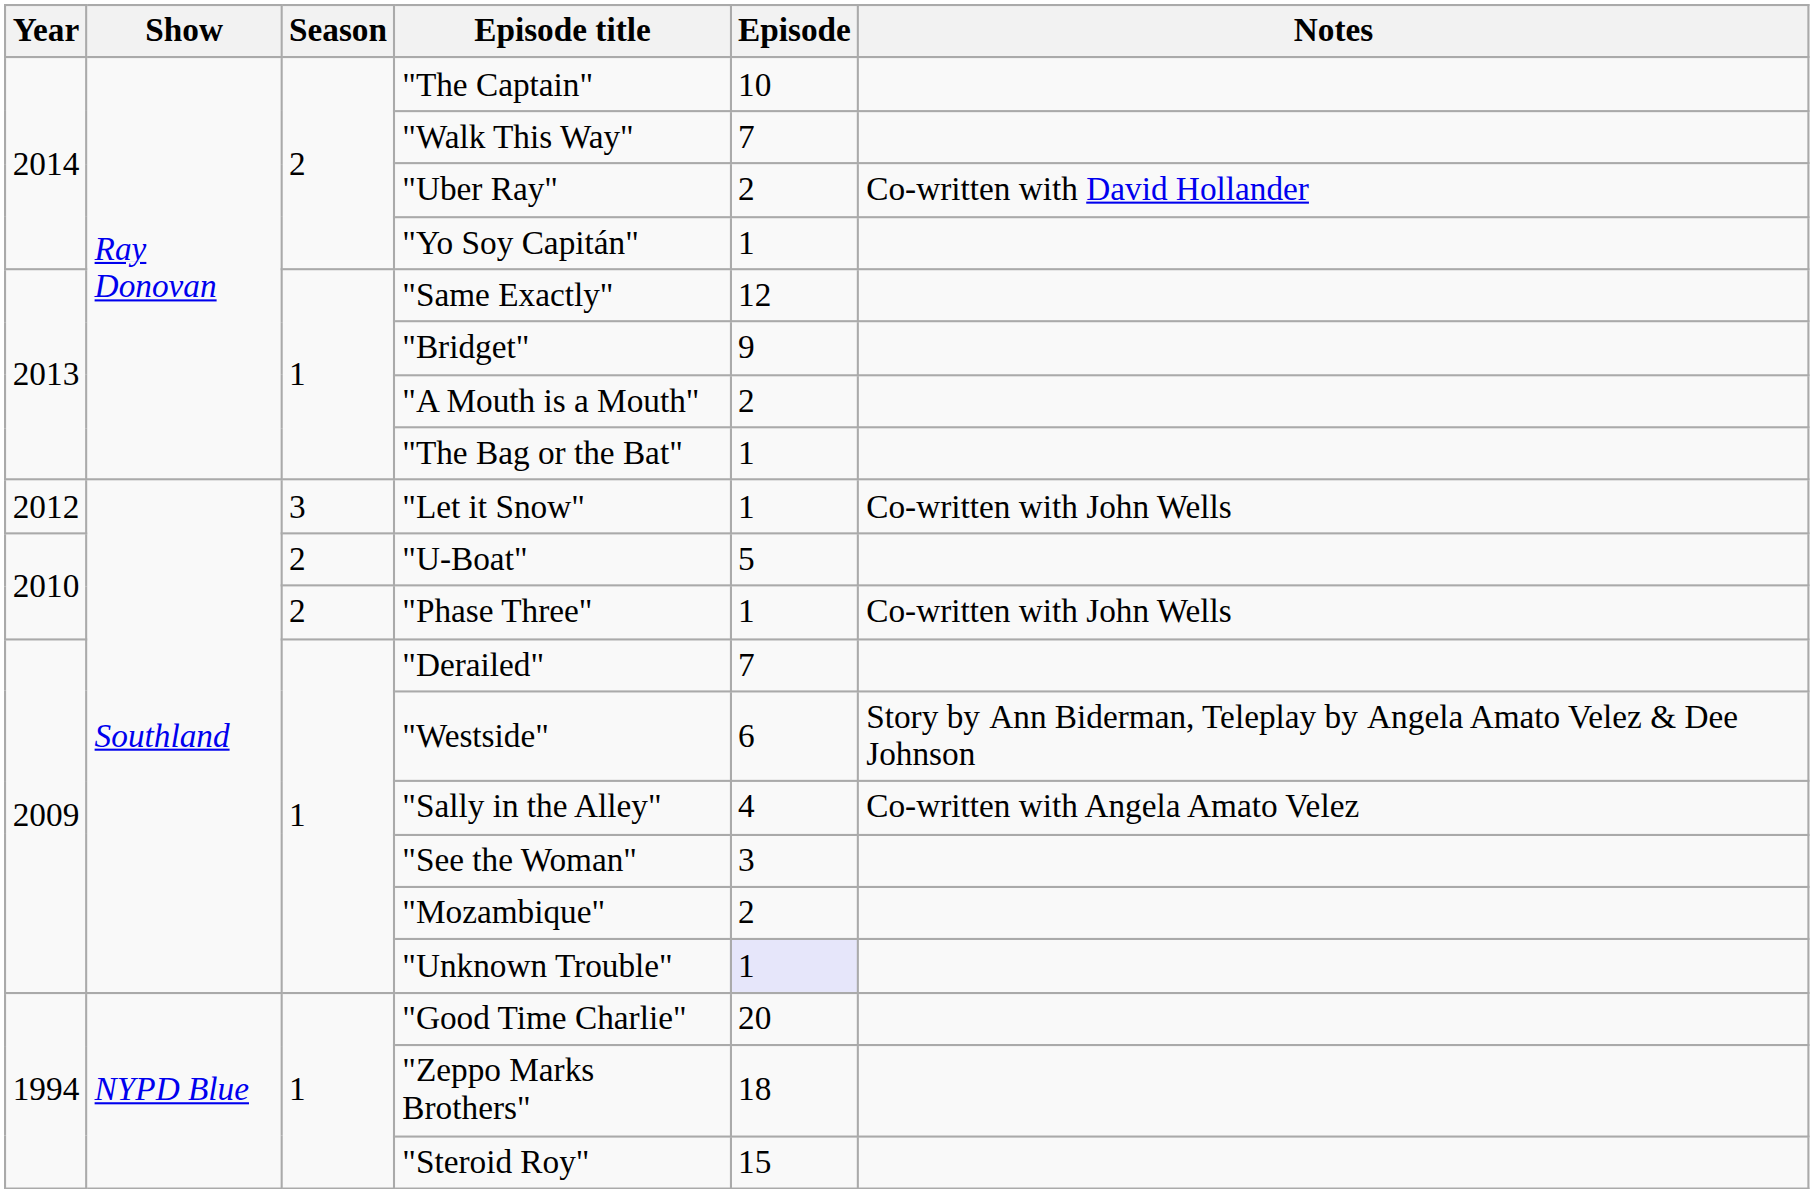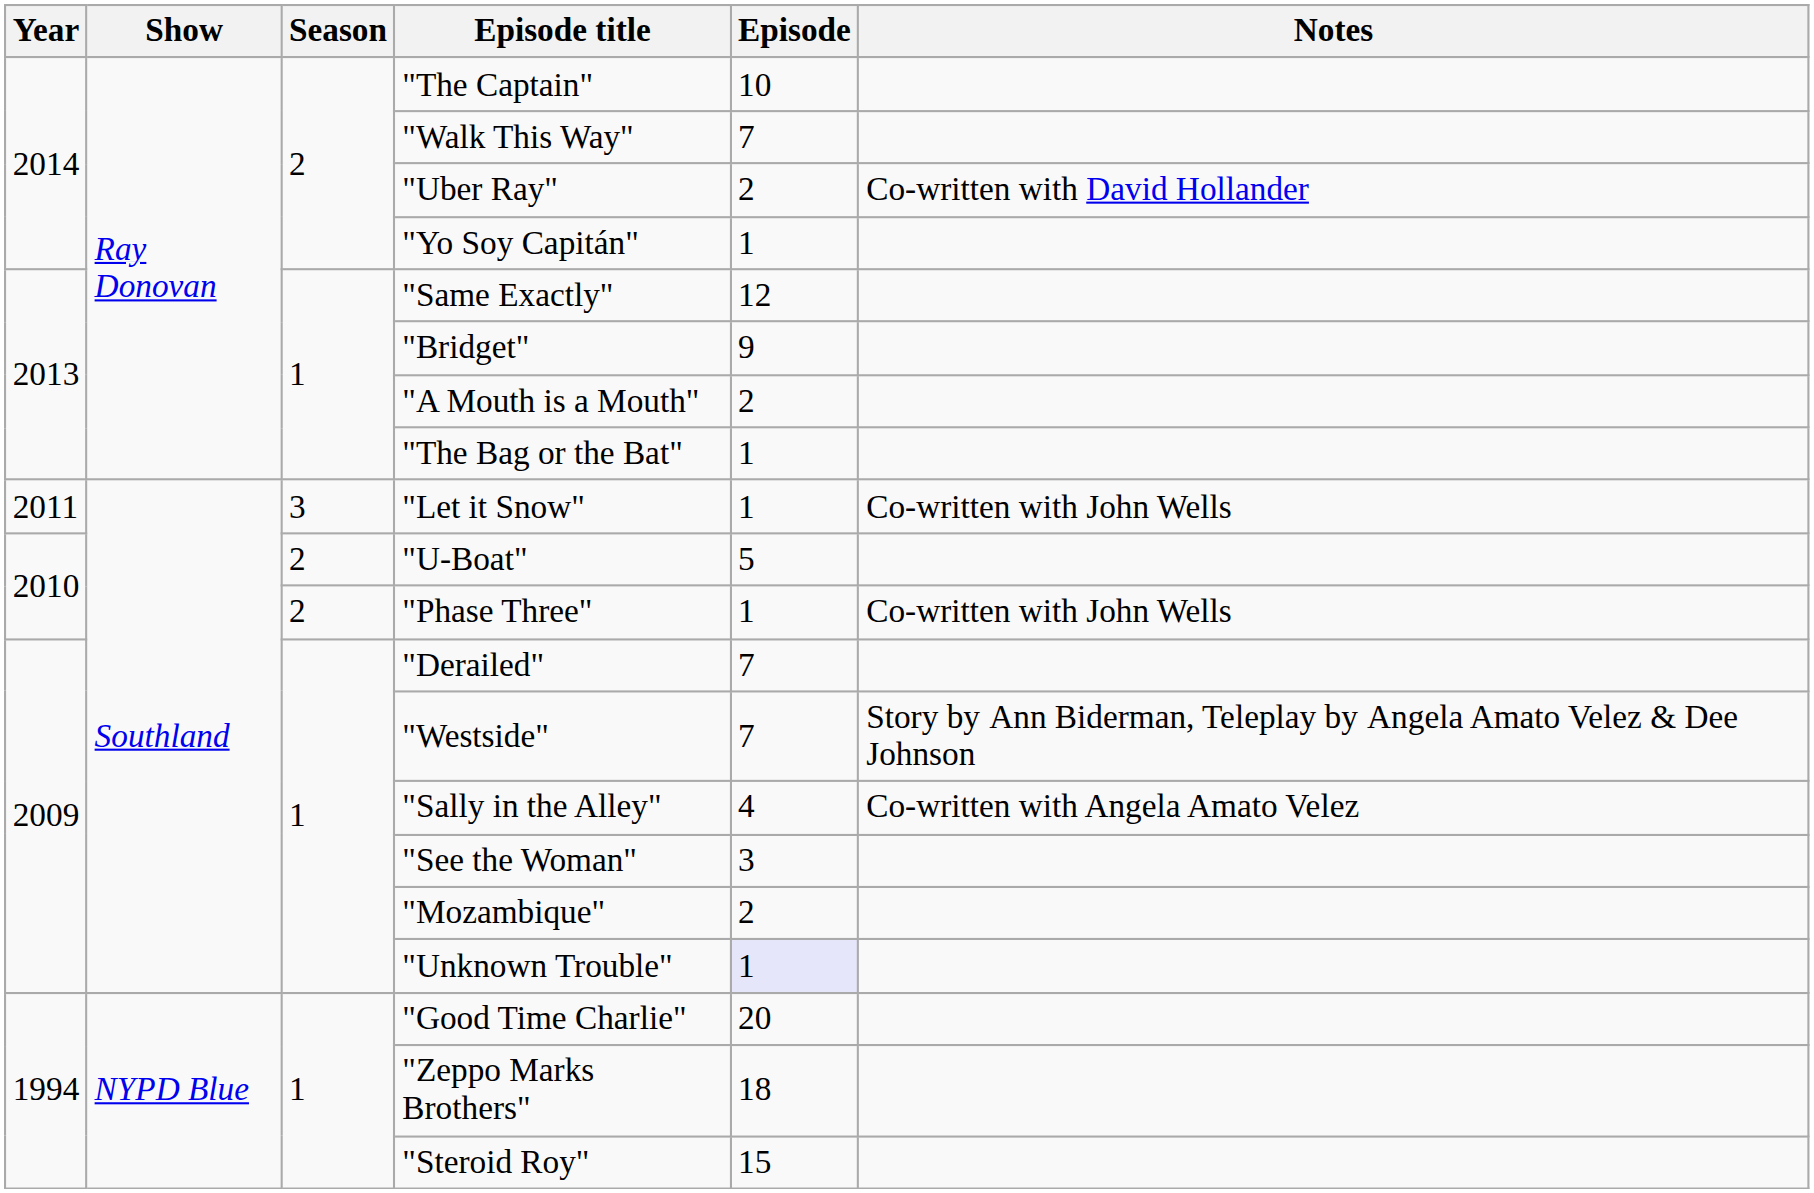(46, 505) 2012 -> (45, 505) 2011
(746, 735) 6 -> (746, 735) 7
